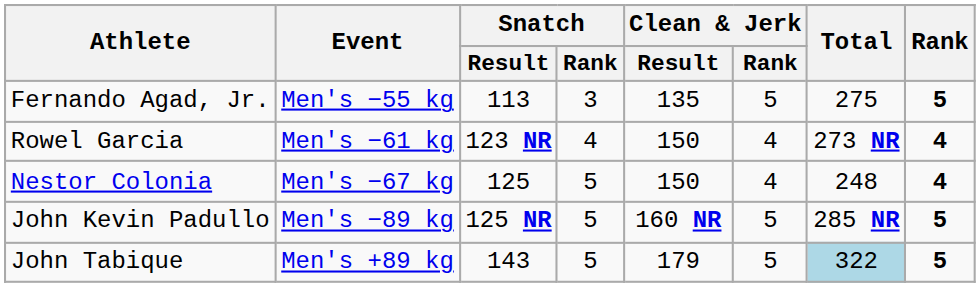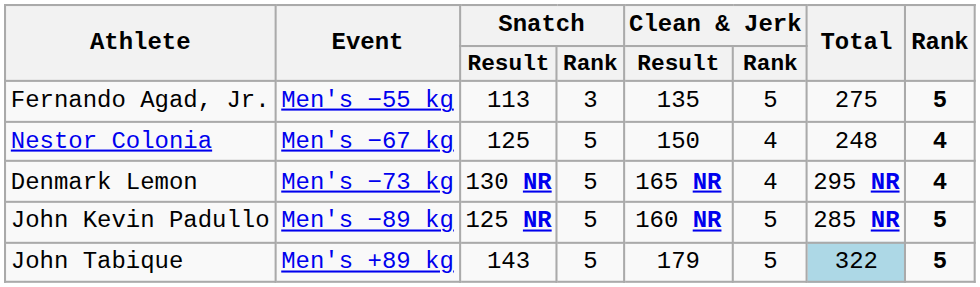- row: (97, 141)
+ row: (104, 181)
